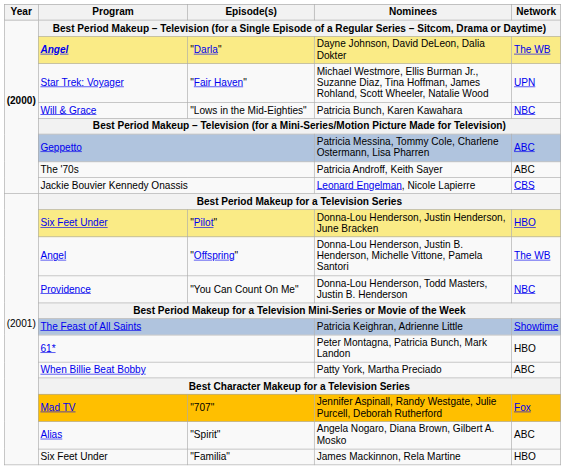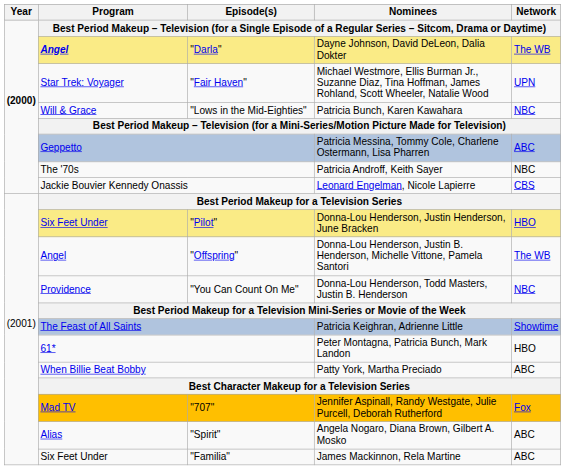(524, 169) ABC -> (525, 169) NBC
(525, 456) HBO -> (524, 456) ABC
